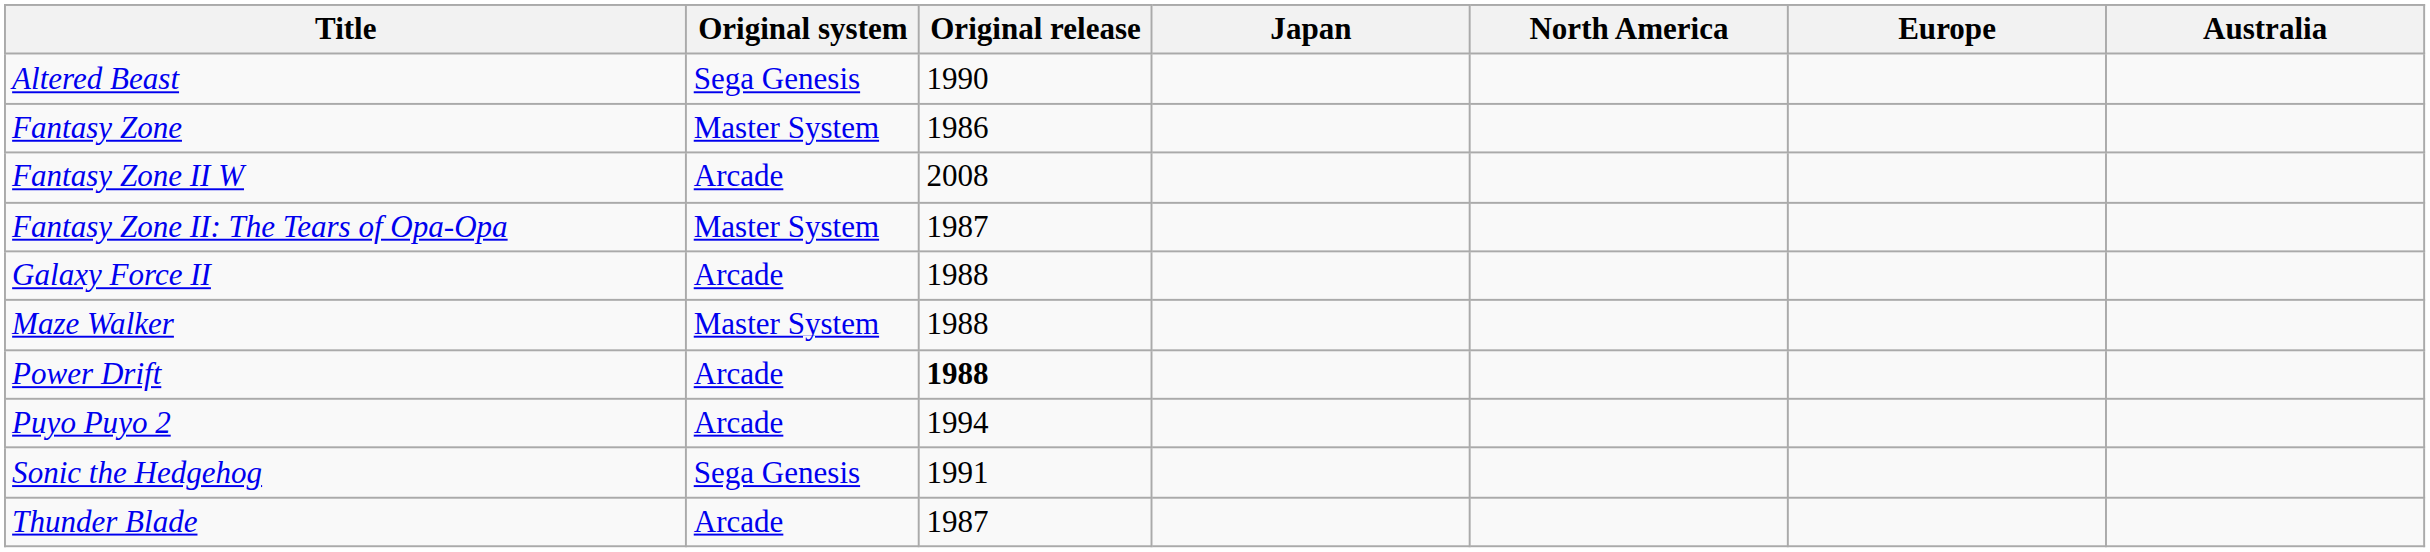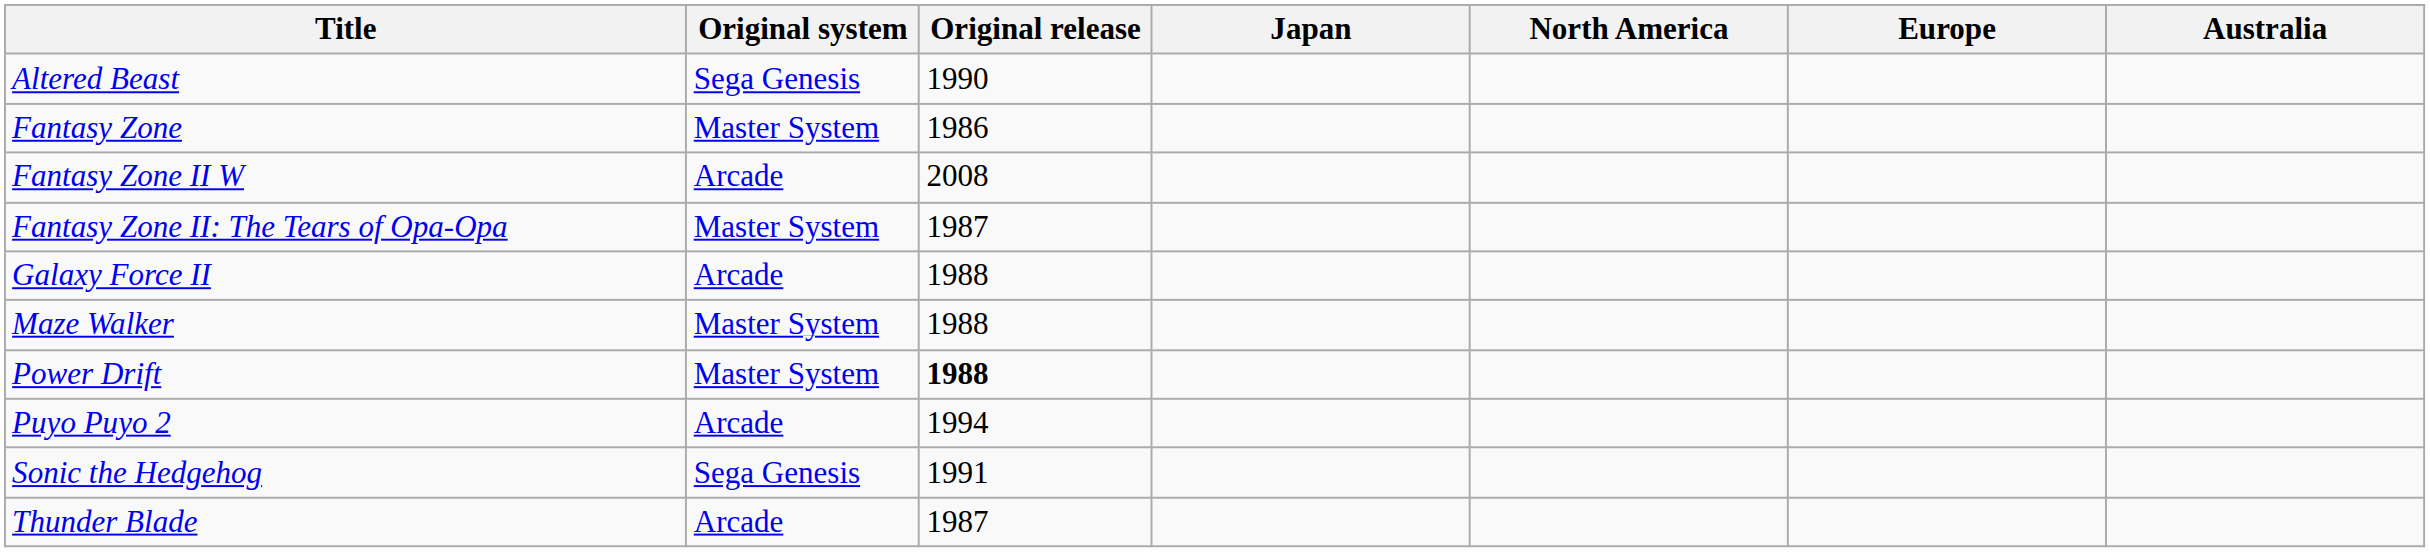(739, 373) Arcade -> (786, 373) Master System
